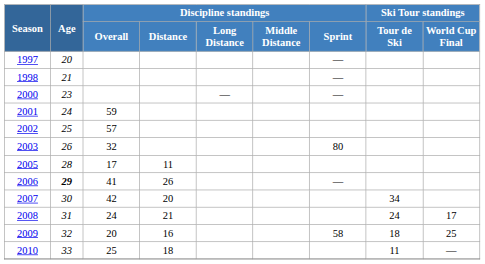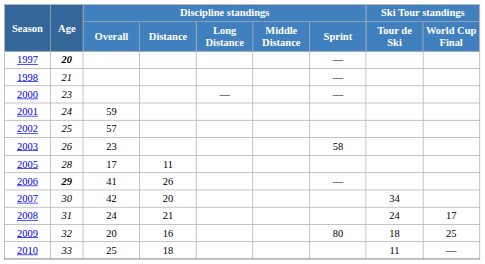(67, 60) normal -> (67, 60) bold
(111, 146) 32 -> (111, 146) 23
(338, 146) 80 -> (338, 146) 58
(338, 233) 58 -> (338, 233) 80
